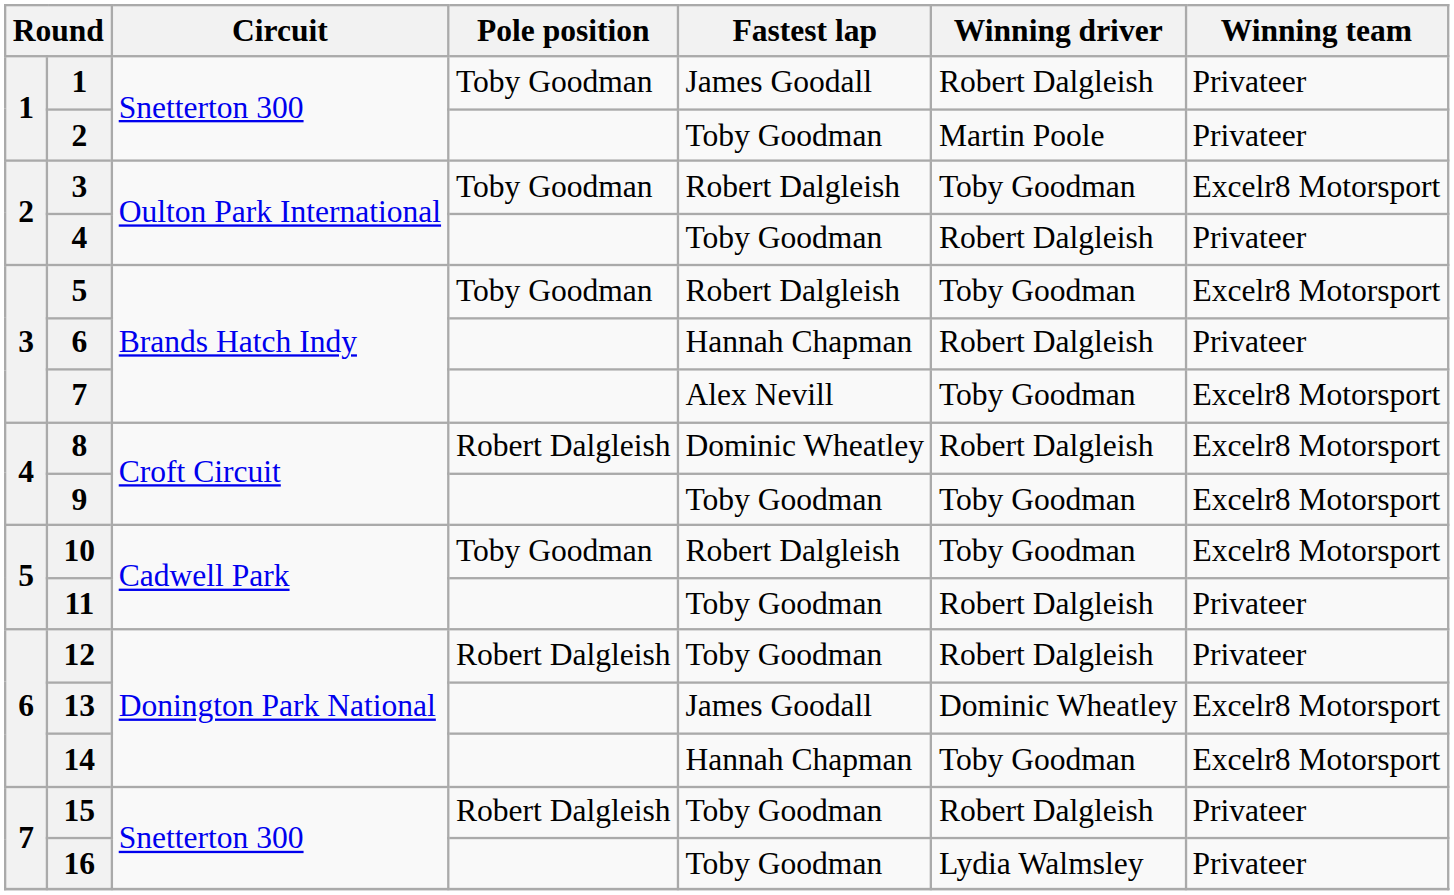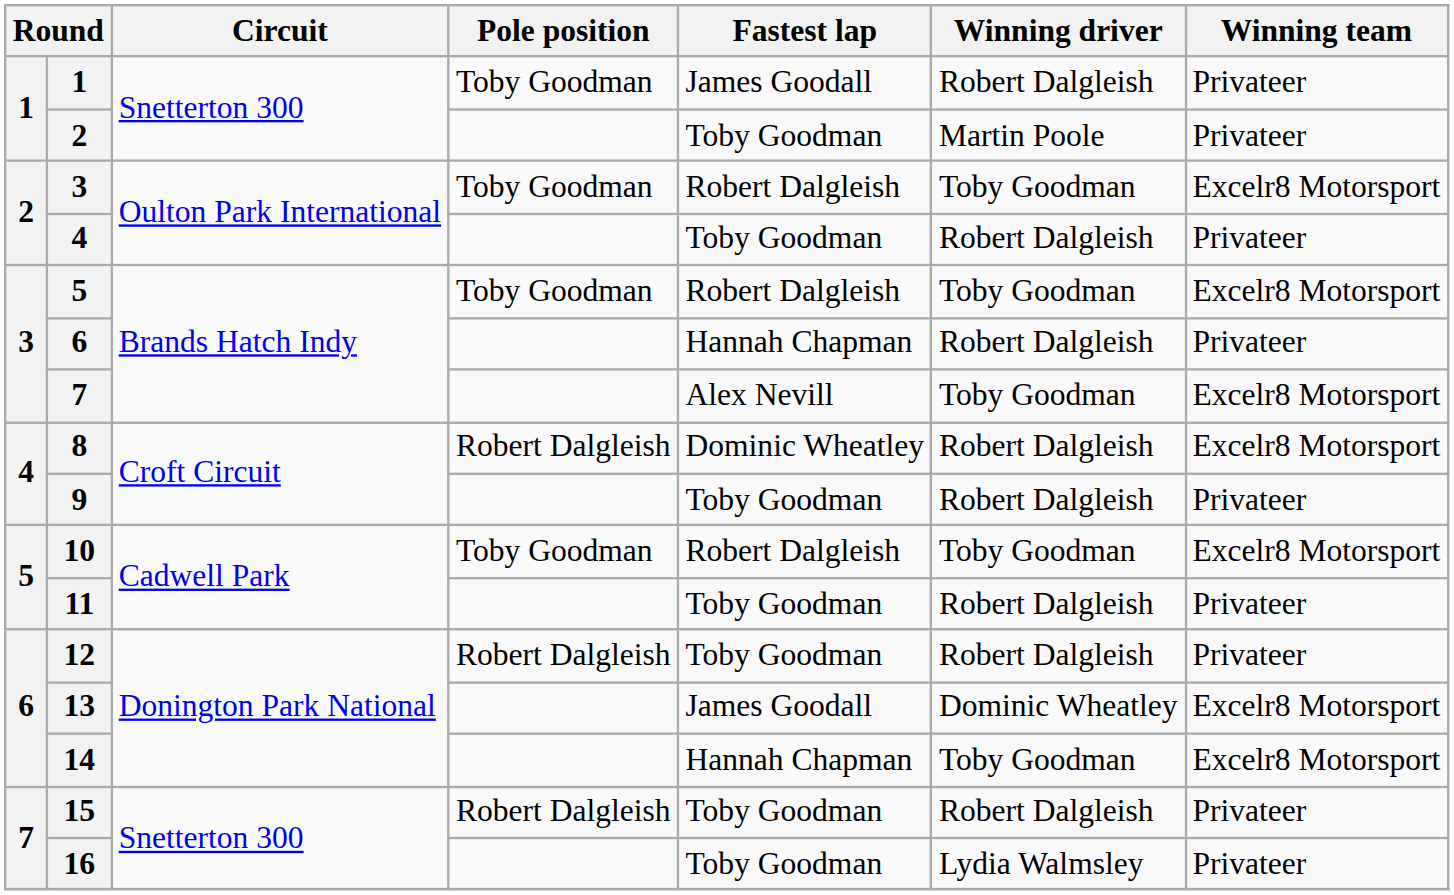(1037, 498) Toby Goodman -> (1046, 498) Robert Dalgleish
(1316, 498) Excelr8 Motorsport -> (1249, 498) Privateer
